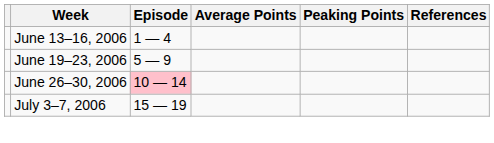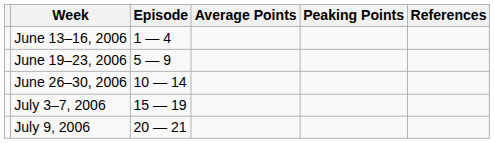(160, 82) pink background -> (160, 82) no background
+ row: (52, 127)
